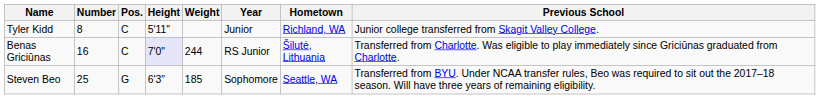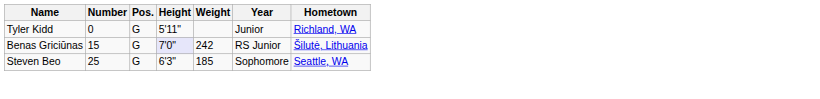- column: (583, 12)
(80, 29) 8 -> (91, 29) 0
(125, 29) C -> (136, 29) G
(83, 51) 16 -> (94, 45) 15
(125, 51) C -> (136, 45) G
(194, 51) 244 -> (204, 45) 242
